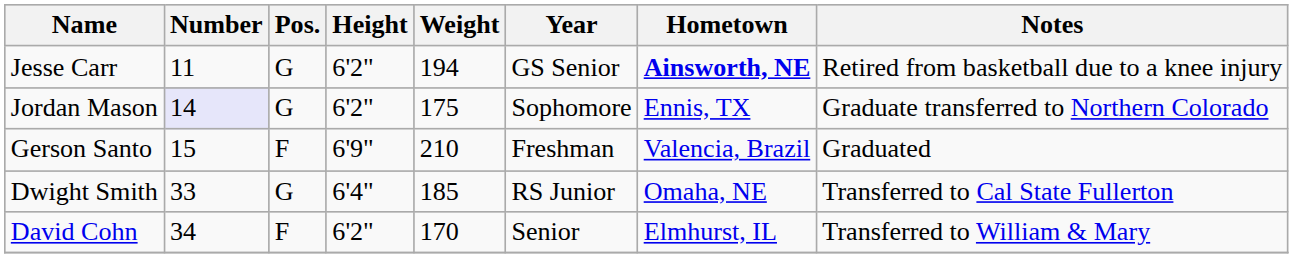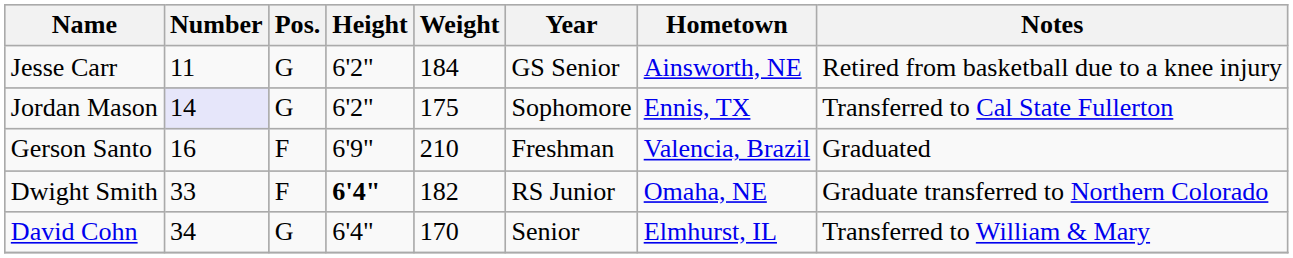(439, 66) 194 -> (439, 66) 184
(727, 66) bold -> (723, 66) normal
(1045, 107) Graduate transferred to Northern Colorado -> (998, 107) Transferred to Cal State Fullerton
(183, 149) 15 -> (183, 149) 16
(284, 190) G -> (282, 190) F
(353, 190) normal -> (356, 190) bold
(439, 190) 185 -> (439, 190) 182
(998, 190) Transferred to Cal State Fullerton -> (1045, 190) Graduate transferred to Northern Colorado
(282, 231) F -> (284, 231) G
(353, 231) 6'2" -> (353, 231) 6'4"
